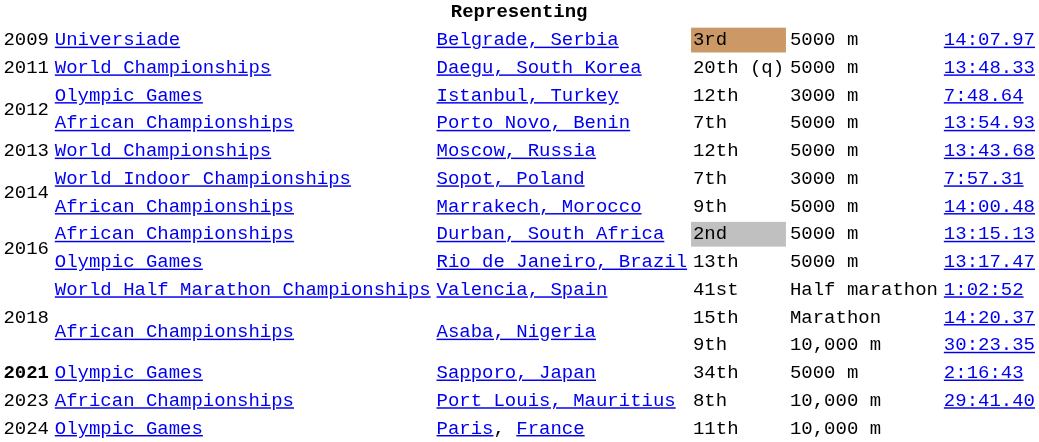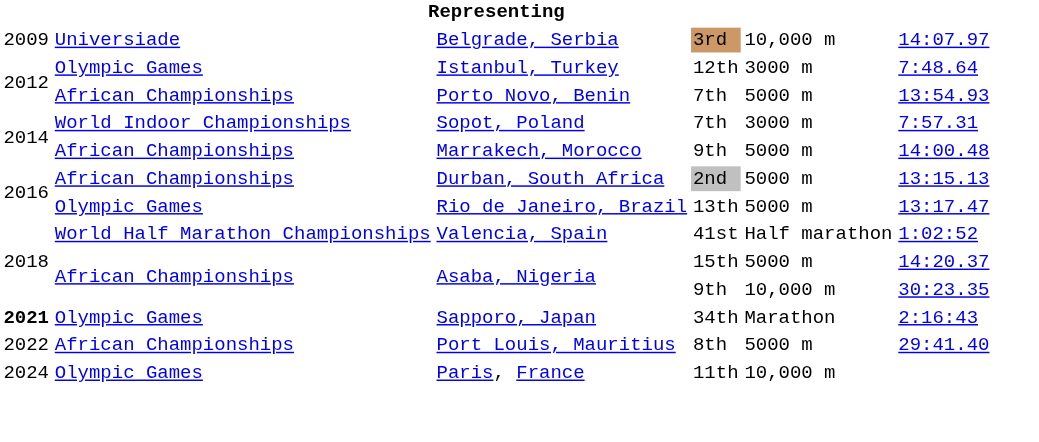(824, 40) 5000 m -> (790, 40) 10,000 m
- row: (539, 68)
- row: (516, 151)
(836, 317) Marathon -> (779, 262) 5000 m
(824, 373) 5000 m -> (790, 317) Marathon
(26, 401) 2023 -> (26, 345) 2022
(836, 401) 10,000 m -> (779, 345) 5000 m
